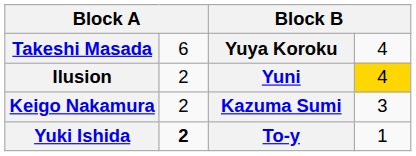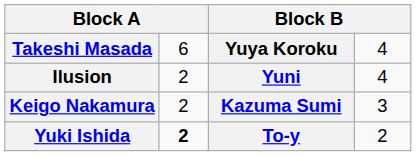(382, 77) gold background -> (382, 77) no background
(382, 135) 1 -> (382, 135) 2
